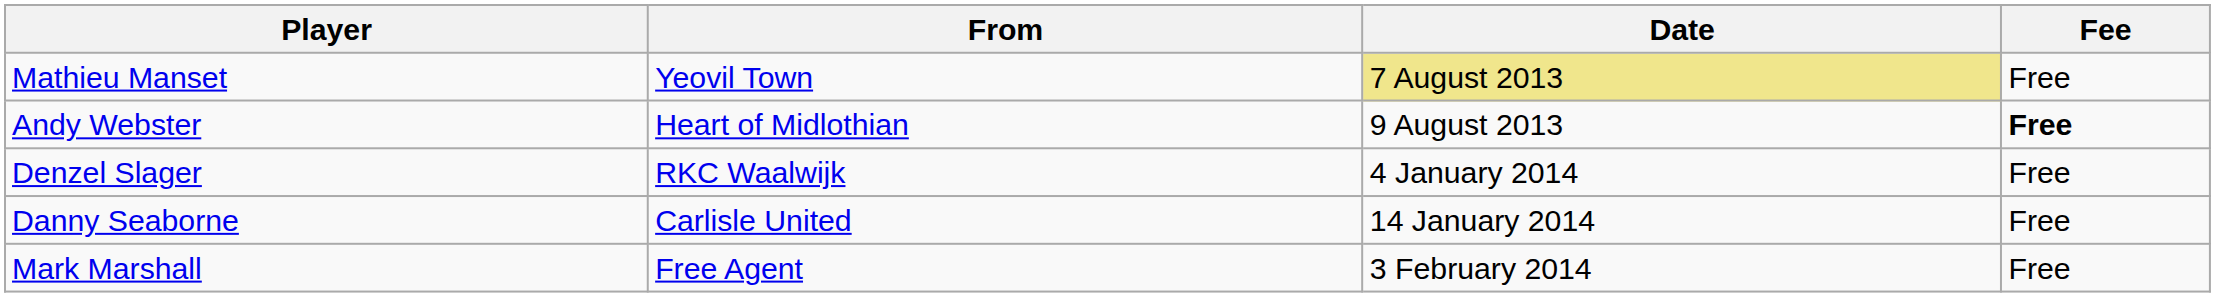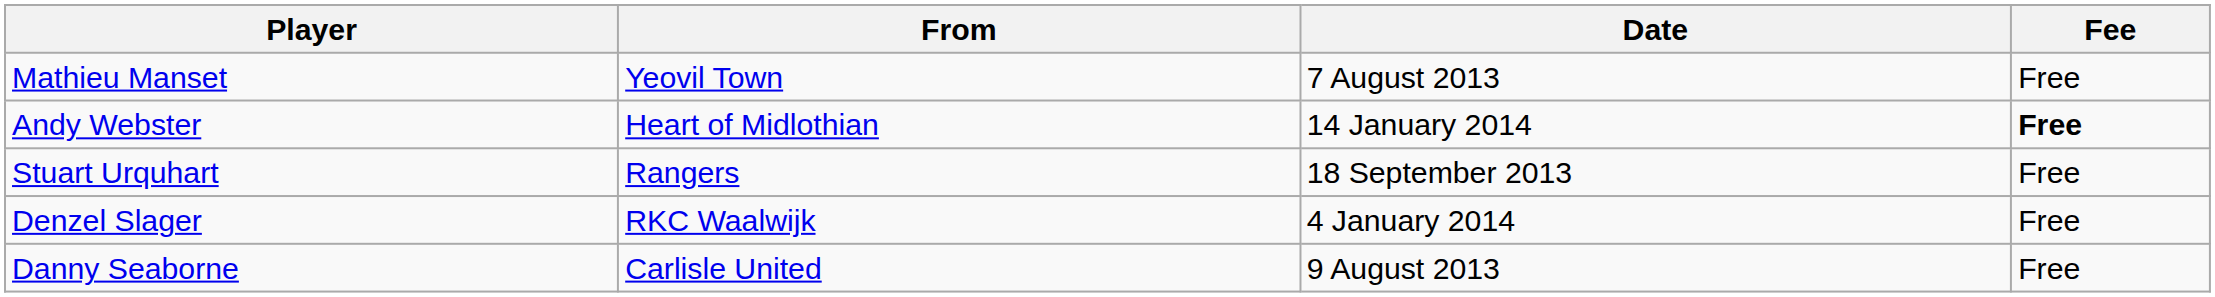(1466, 77) khaki background -> (1403, 77) no background
(1466, 125) 9 August 2013 -> (1419, 125) 14 January 2014
+ row: (115, 173)
(1482, 221) 14 January 2014 -> (1403, 269) 9 August 2013
- row: (107, 269)
